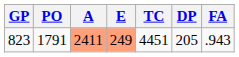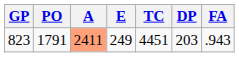(121, 39) lightsalmon background -> (121, 39) no background
(187, 39) 205 -> (187, 39) 203
